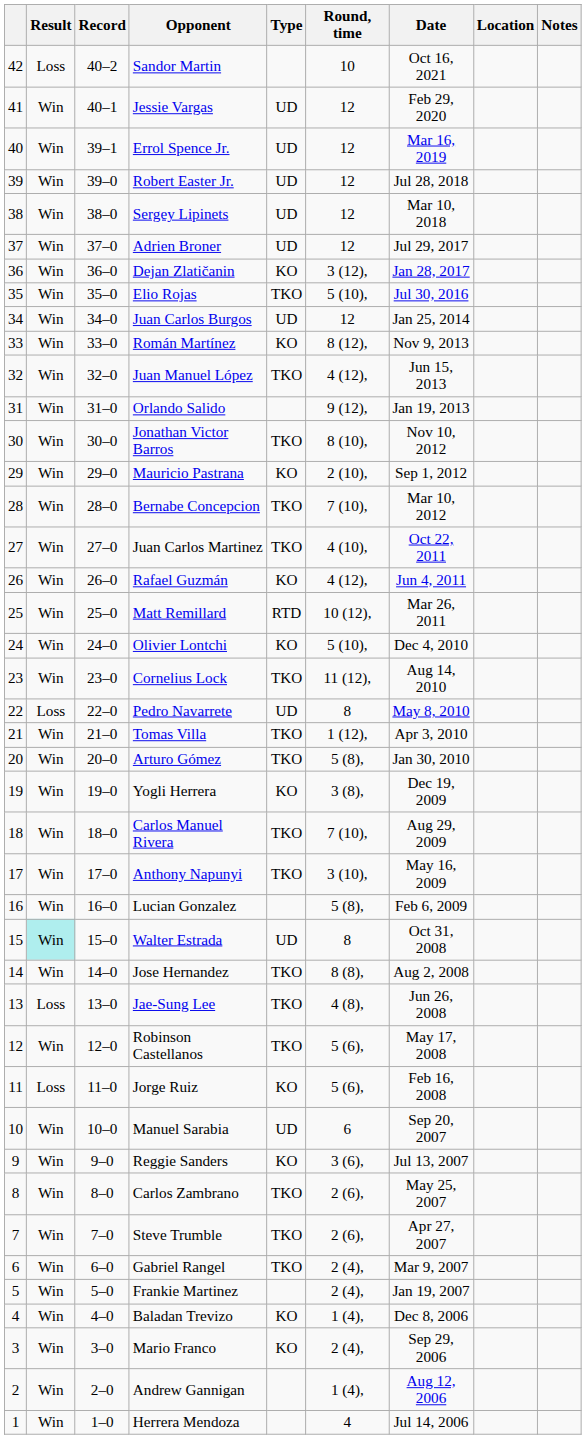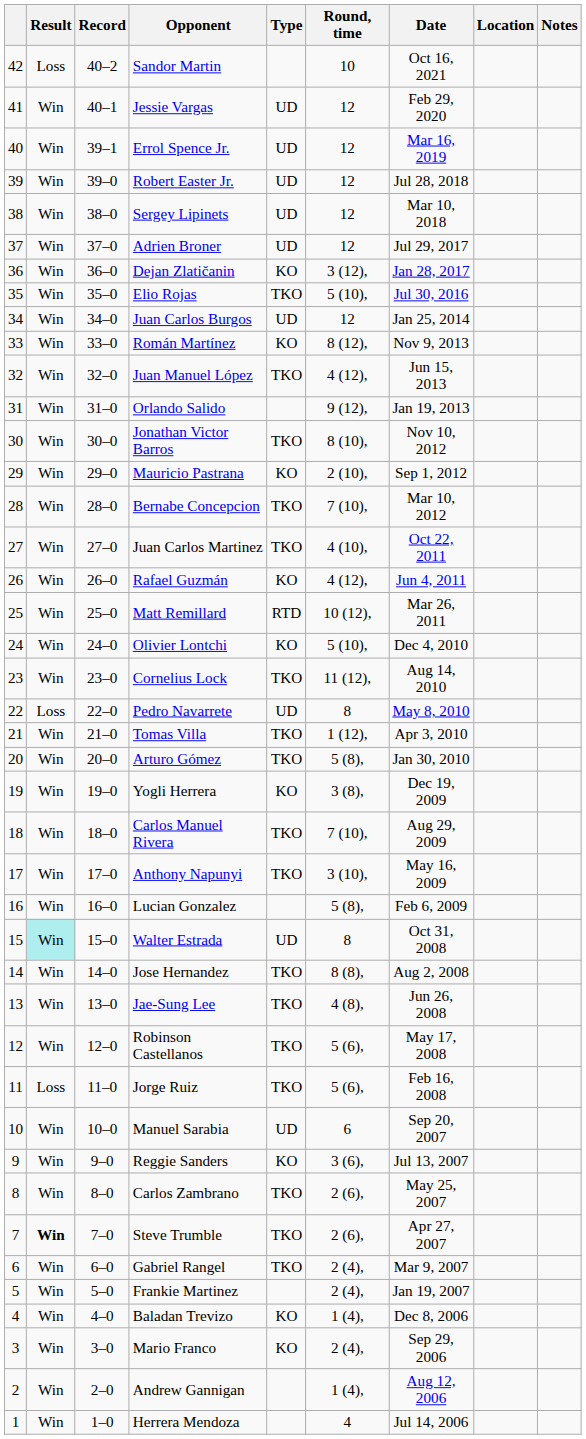(51, 1004) Loss -> (51, 1004) Win
(287, 1087) KO -> (287, 1087) TKO
(51, 1234) normal -> (51, 1234) bold
